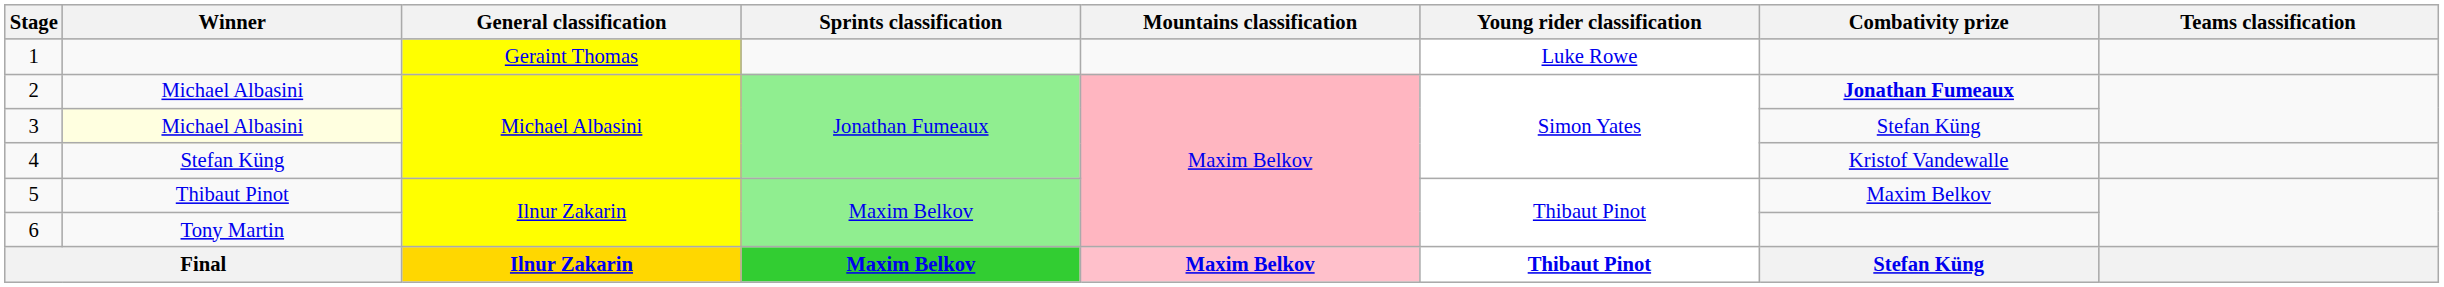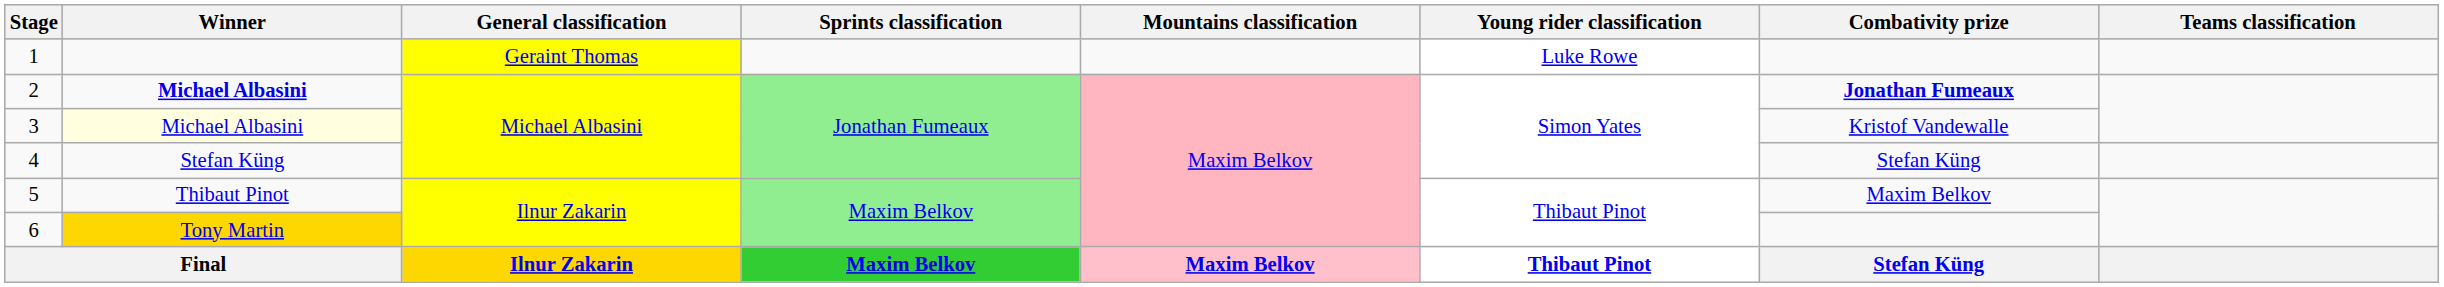(232, 91) normal -> (232, 91) bold
(1929, 125) Stefan Küng -> (1929, 125) Kristof Vandewalle
(1929, 160) Kristof Vandewalle -> (1929, 160) Stefan Küng
(232, 229) no background -> (232, 229) gold background
